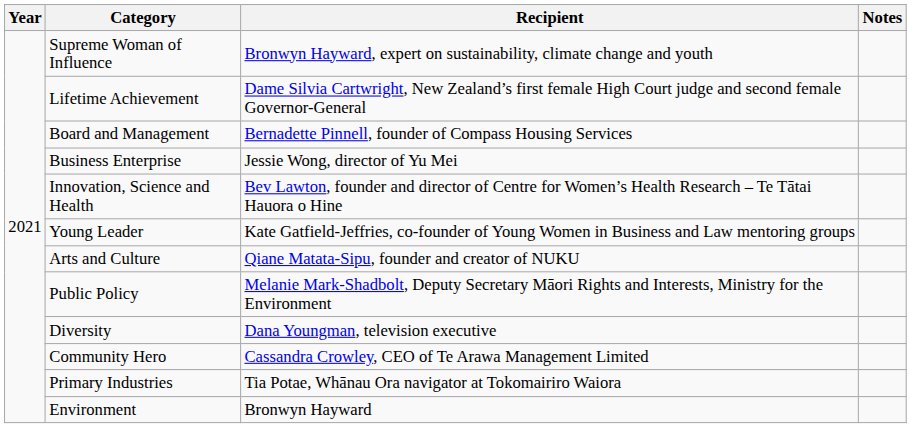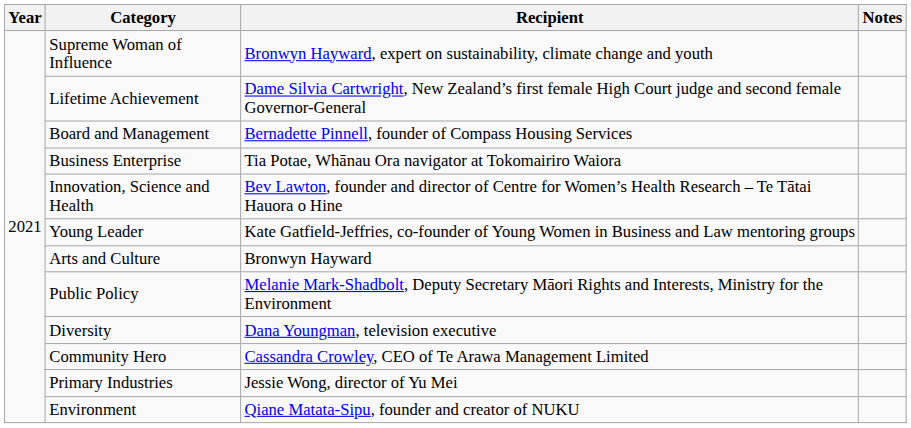(351, 160) Jessie Wong, director of Yu Mei -> (433, 160) Tia Potae, Whānau Ora navigator at Tokomairiro Waiora
(412, 258) Qiane Matata-Sipu, founder and creator of NUKU -> (308, 258) Bronwyn Hayward
(433, 382) Tia Potae, Whānau Ora navigator at Tokomairiro Waiora -> (351, 382) Jessie Wong, director of Yu Mei
(308, 409) Bronwyn Hayward -> (412, 409) Qiane Matata-Sipu, founder and creator of NUKU
